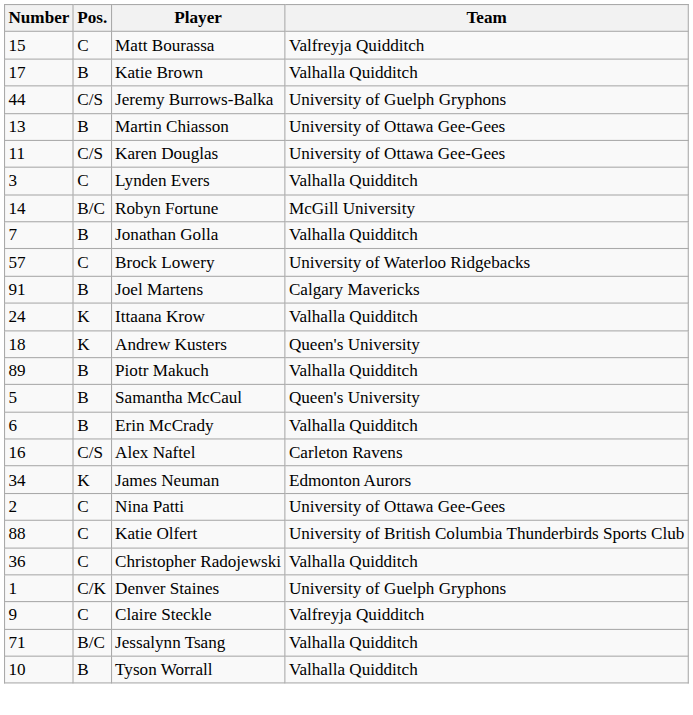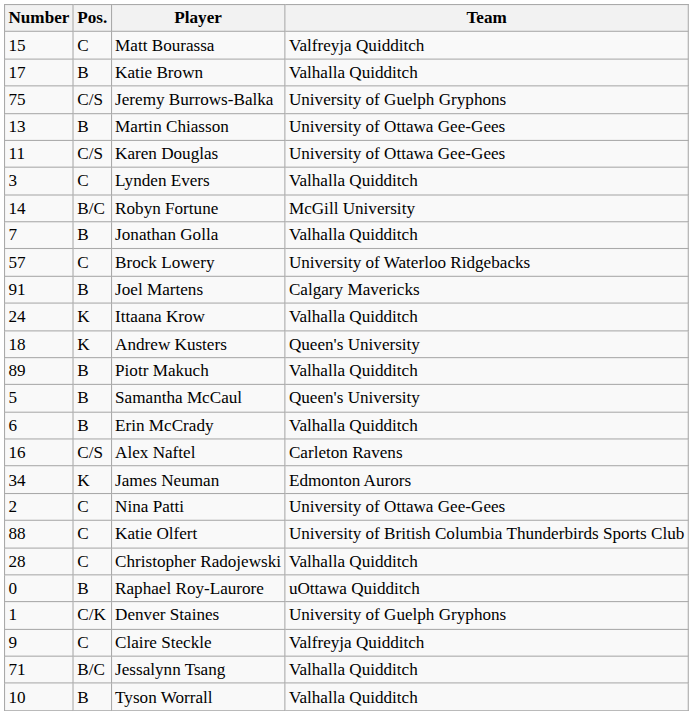(17, 99) 44 -> (17, 99) 75
(17, 561) 36 -> (17, 561) 28
+ row: (189, 588)
